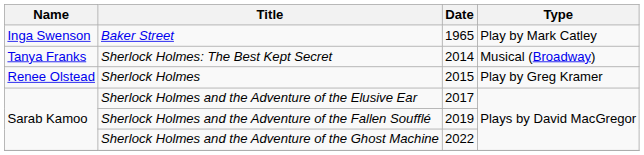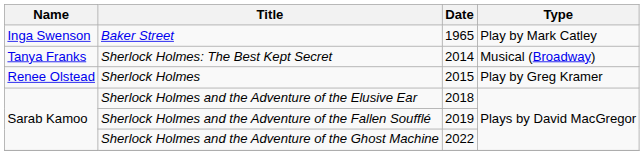(460, 98) 2017 -> (460, 98) 2018
